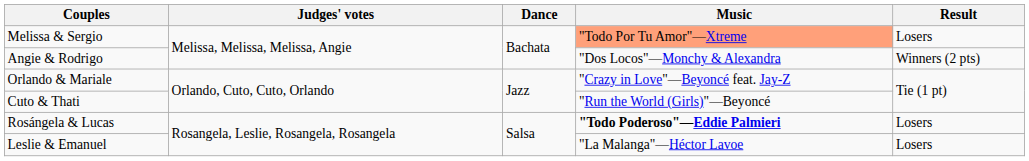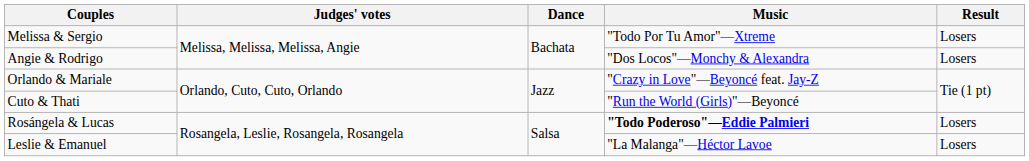(663, 36) lightsalmon background -> (691, 36) no background
(938, 58) Winners (2 pts) -> (958, 58) Losers
